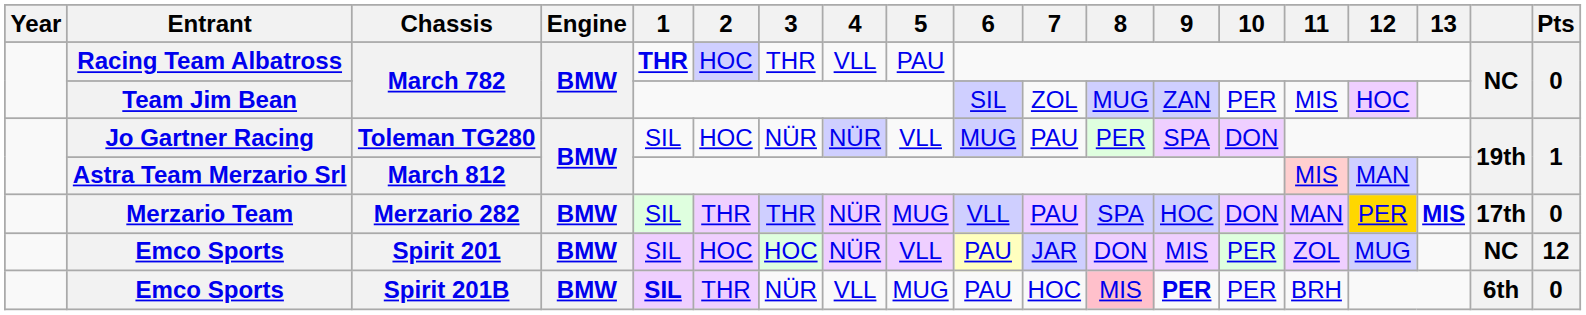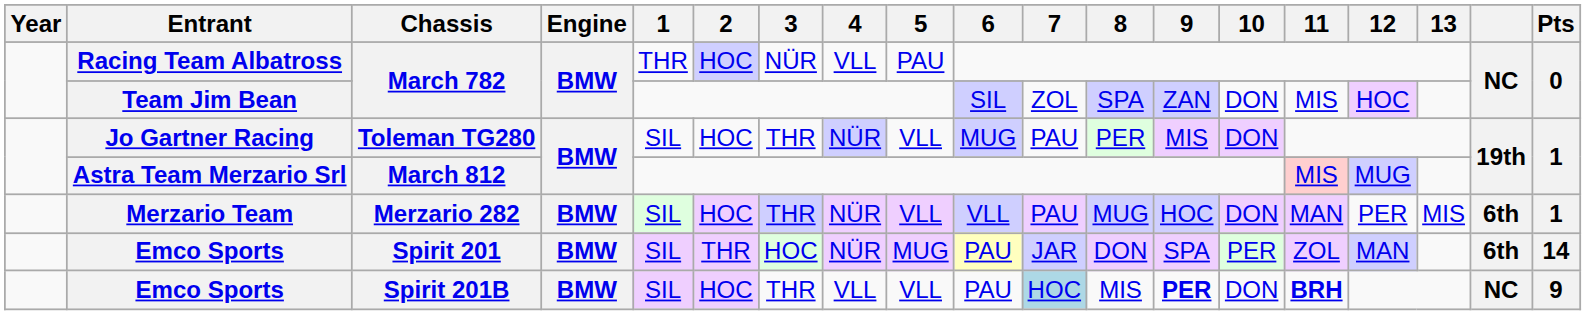(663, 61) bold -> (663, 61) normal
(791, 61) THR -> (791, 61) NÜR
(1121, 99) MUG -> (1121, 99) SPA
(1252, 99) PER -> (1252, 99) DON
(791, 137) NÜR -> (791, 137) THR
(1187, 137) SPA -> (1187, 137) MIS
(1383, 175) MAN -> (1383, 175) MUG
(726, 213) THR -> (726, 213) HOC
(921, 213) MUG -> (921, 213) VLL
(1121, 213) SPA -> (1121, 213) MUG
(1383, 213) gold background -> (1383, 213) no background
(1444, 213) bold -> (1444, 213) normal
(1501, 213) 17th -> (1501, 213) 6th
(1556, 213) 0 -> (1556, 213) 1
(726, 251) HOC -> (726, 251) THR
(921, 251) VLL -> (921, 251) MUG
(1187, 251) MIS -> (1187, 251) SPA
(1383, 251) MUG -> (1383, 251) MAN
(1501, 251) NC -> (1501, 251) 6th
(1556, 251) 12 -> (1556, 251) 14
(663, 289) bold -> (663, 289) normal
(726, 289) THR -> (726, 289) HOC
(791, 289) NÜR -> (791, 289) THR
(921, 289) MUG -> (921, 289) VLL
(1054, 289) no background -> (1054, 289) lightblue background
(1121, 289) pink background -> (1121, 289) no background
(1252, 289) PER -> (1252, 289) DON
(1316, 289) normal -> (1316, 289) bold
(1501, 289) 6th -> (1501, 289) NC
(1556, 289) 0 -> (1556, 289) 9
